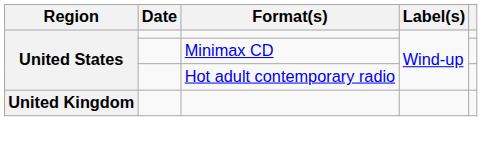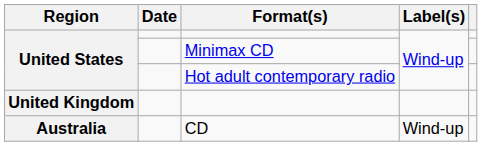+ row: (71, 128)
